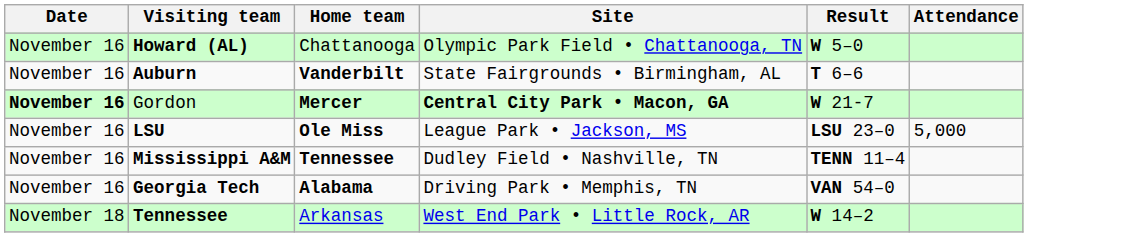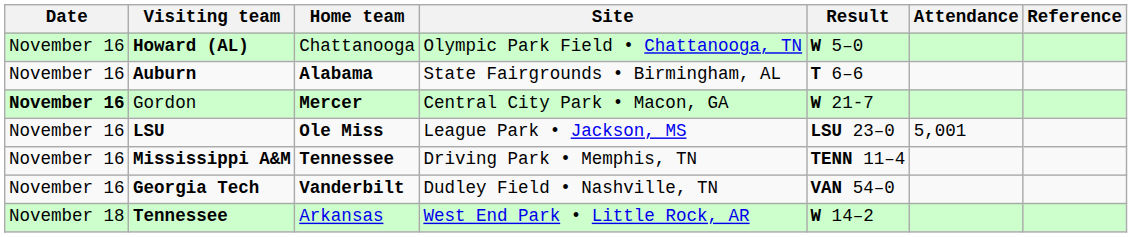+ column: (1075, 19)
(352, 76) Vanderbilt -> (336, 76) Alabama
(576, 104) bold -> (576, 104) normal
(940, 132) 5,000 -> (940, 132) 5,001
(571, 161) Dudley Field • Nashville, TN -> (560, 161) Driving Park • Memphis, TN
(336, 189) Alabama -> (352, 189) Vanderbilt
(560, 189) Driving Park • Memphis, TN -> (571, 189) Dudley Field • Nashville, TN
